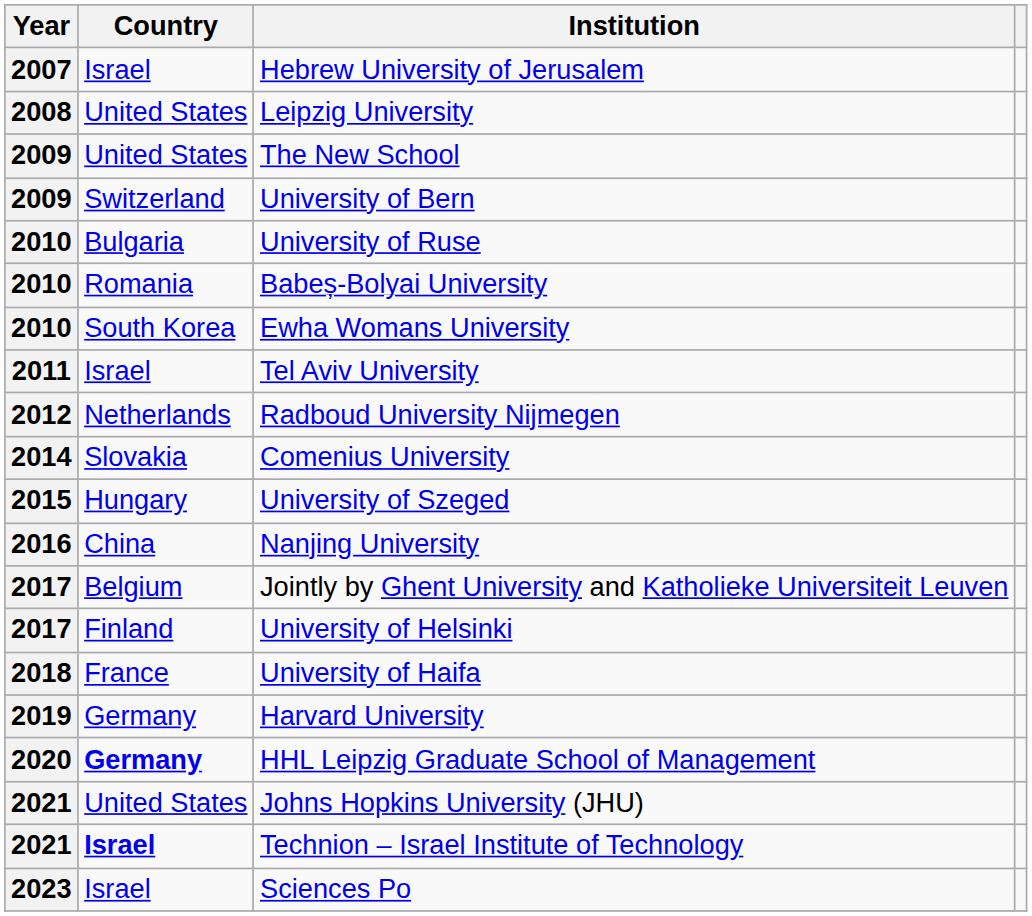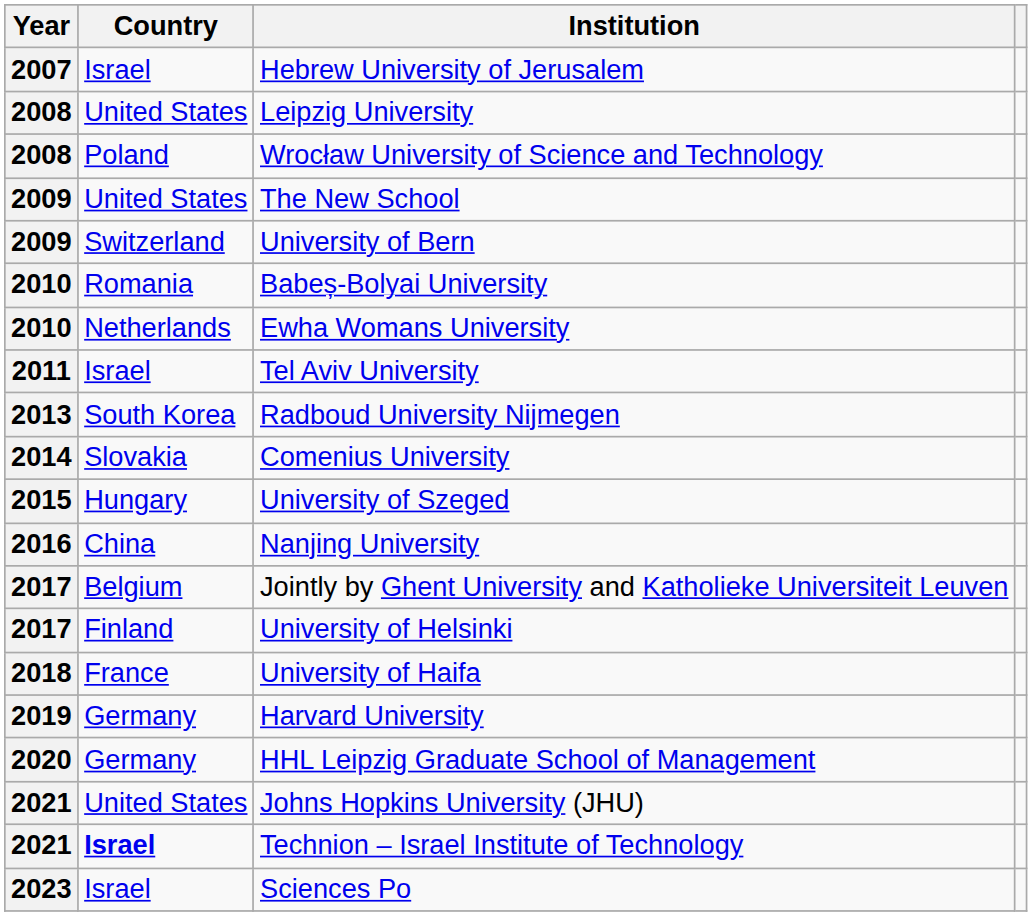+ row: (541, 155)
- row: (370, 241)
(160, 328) South Korea -> (158, 328) Netherlands
(41, 414) 2012 -> (41, 414) 2013
(158, 414) Netherlands -> (160, 414) South Korea
(143, 759) bold -> (140, 759) normal
